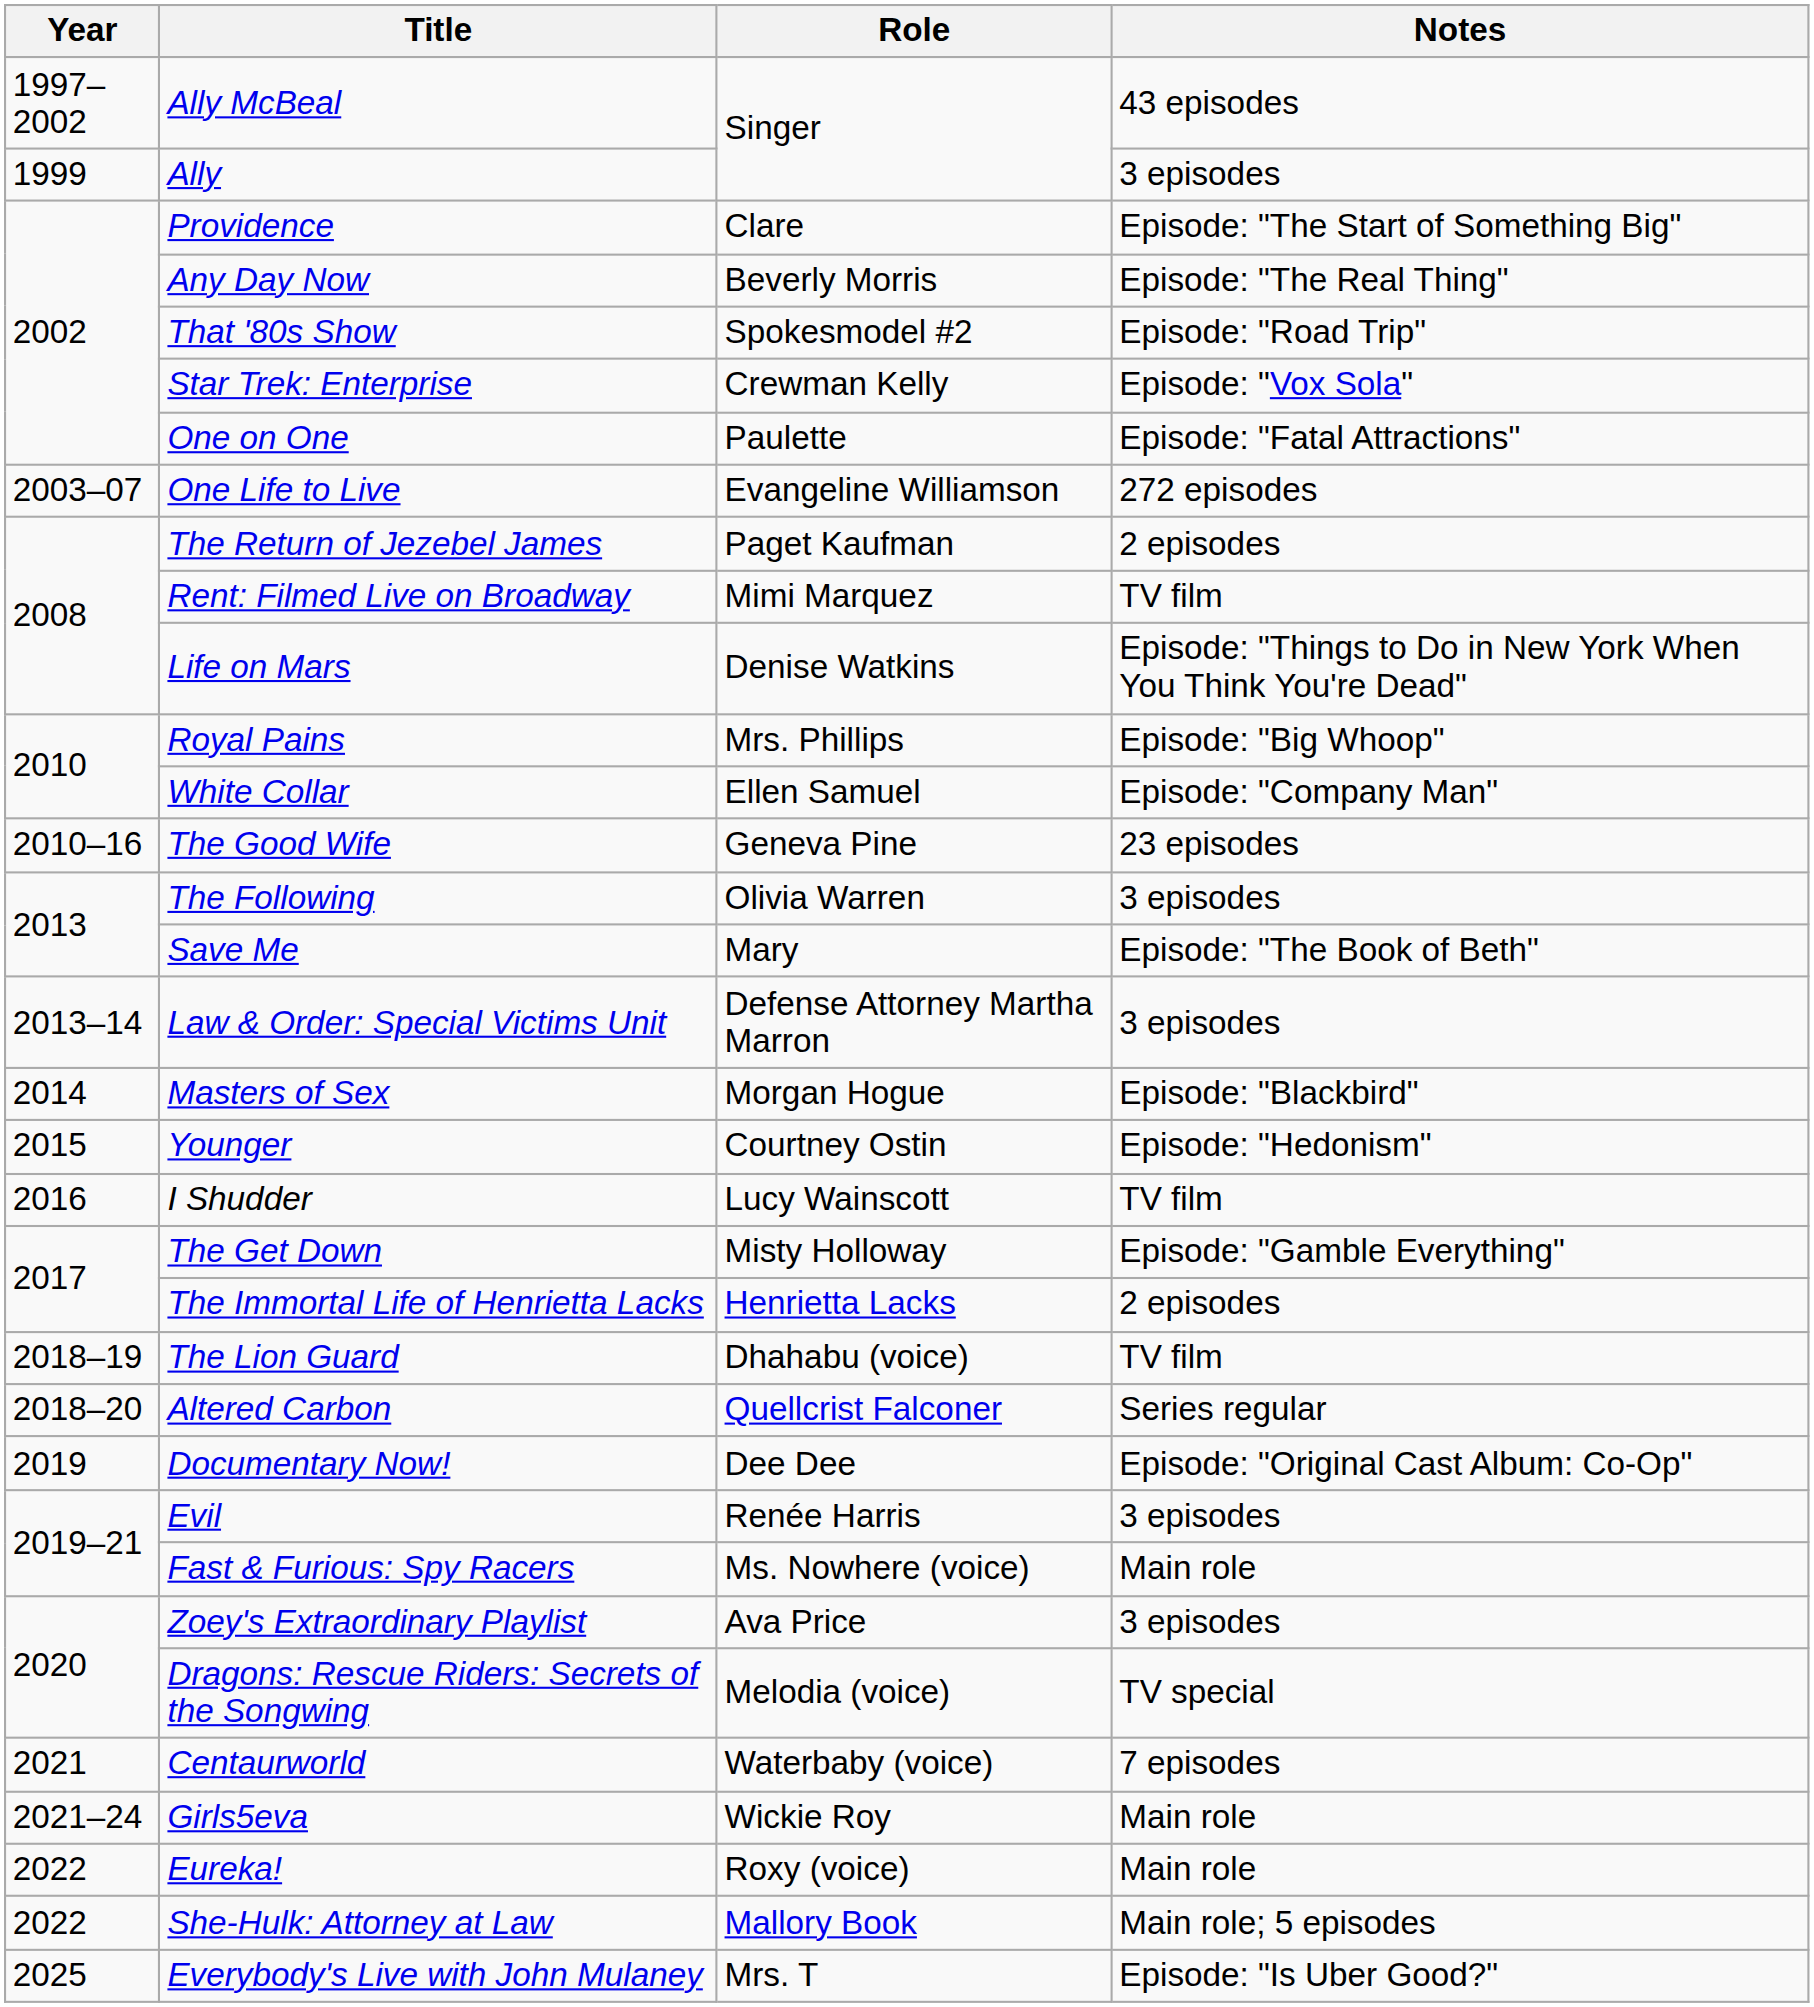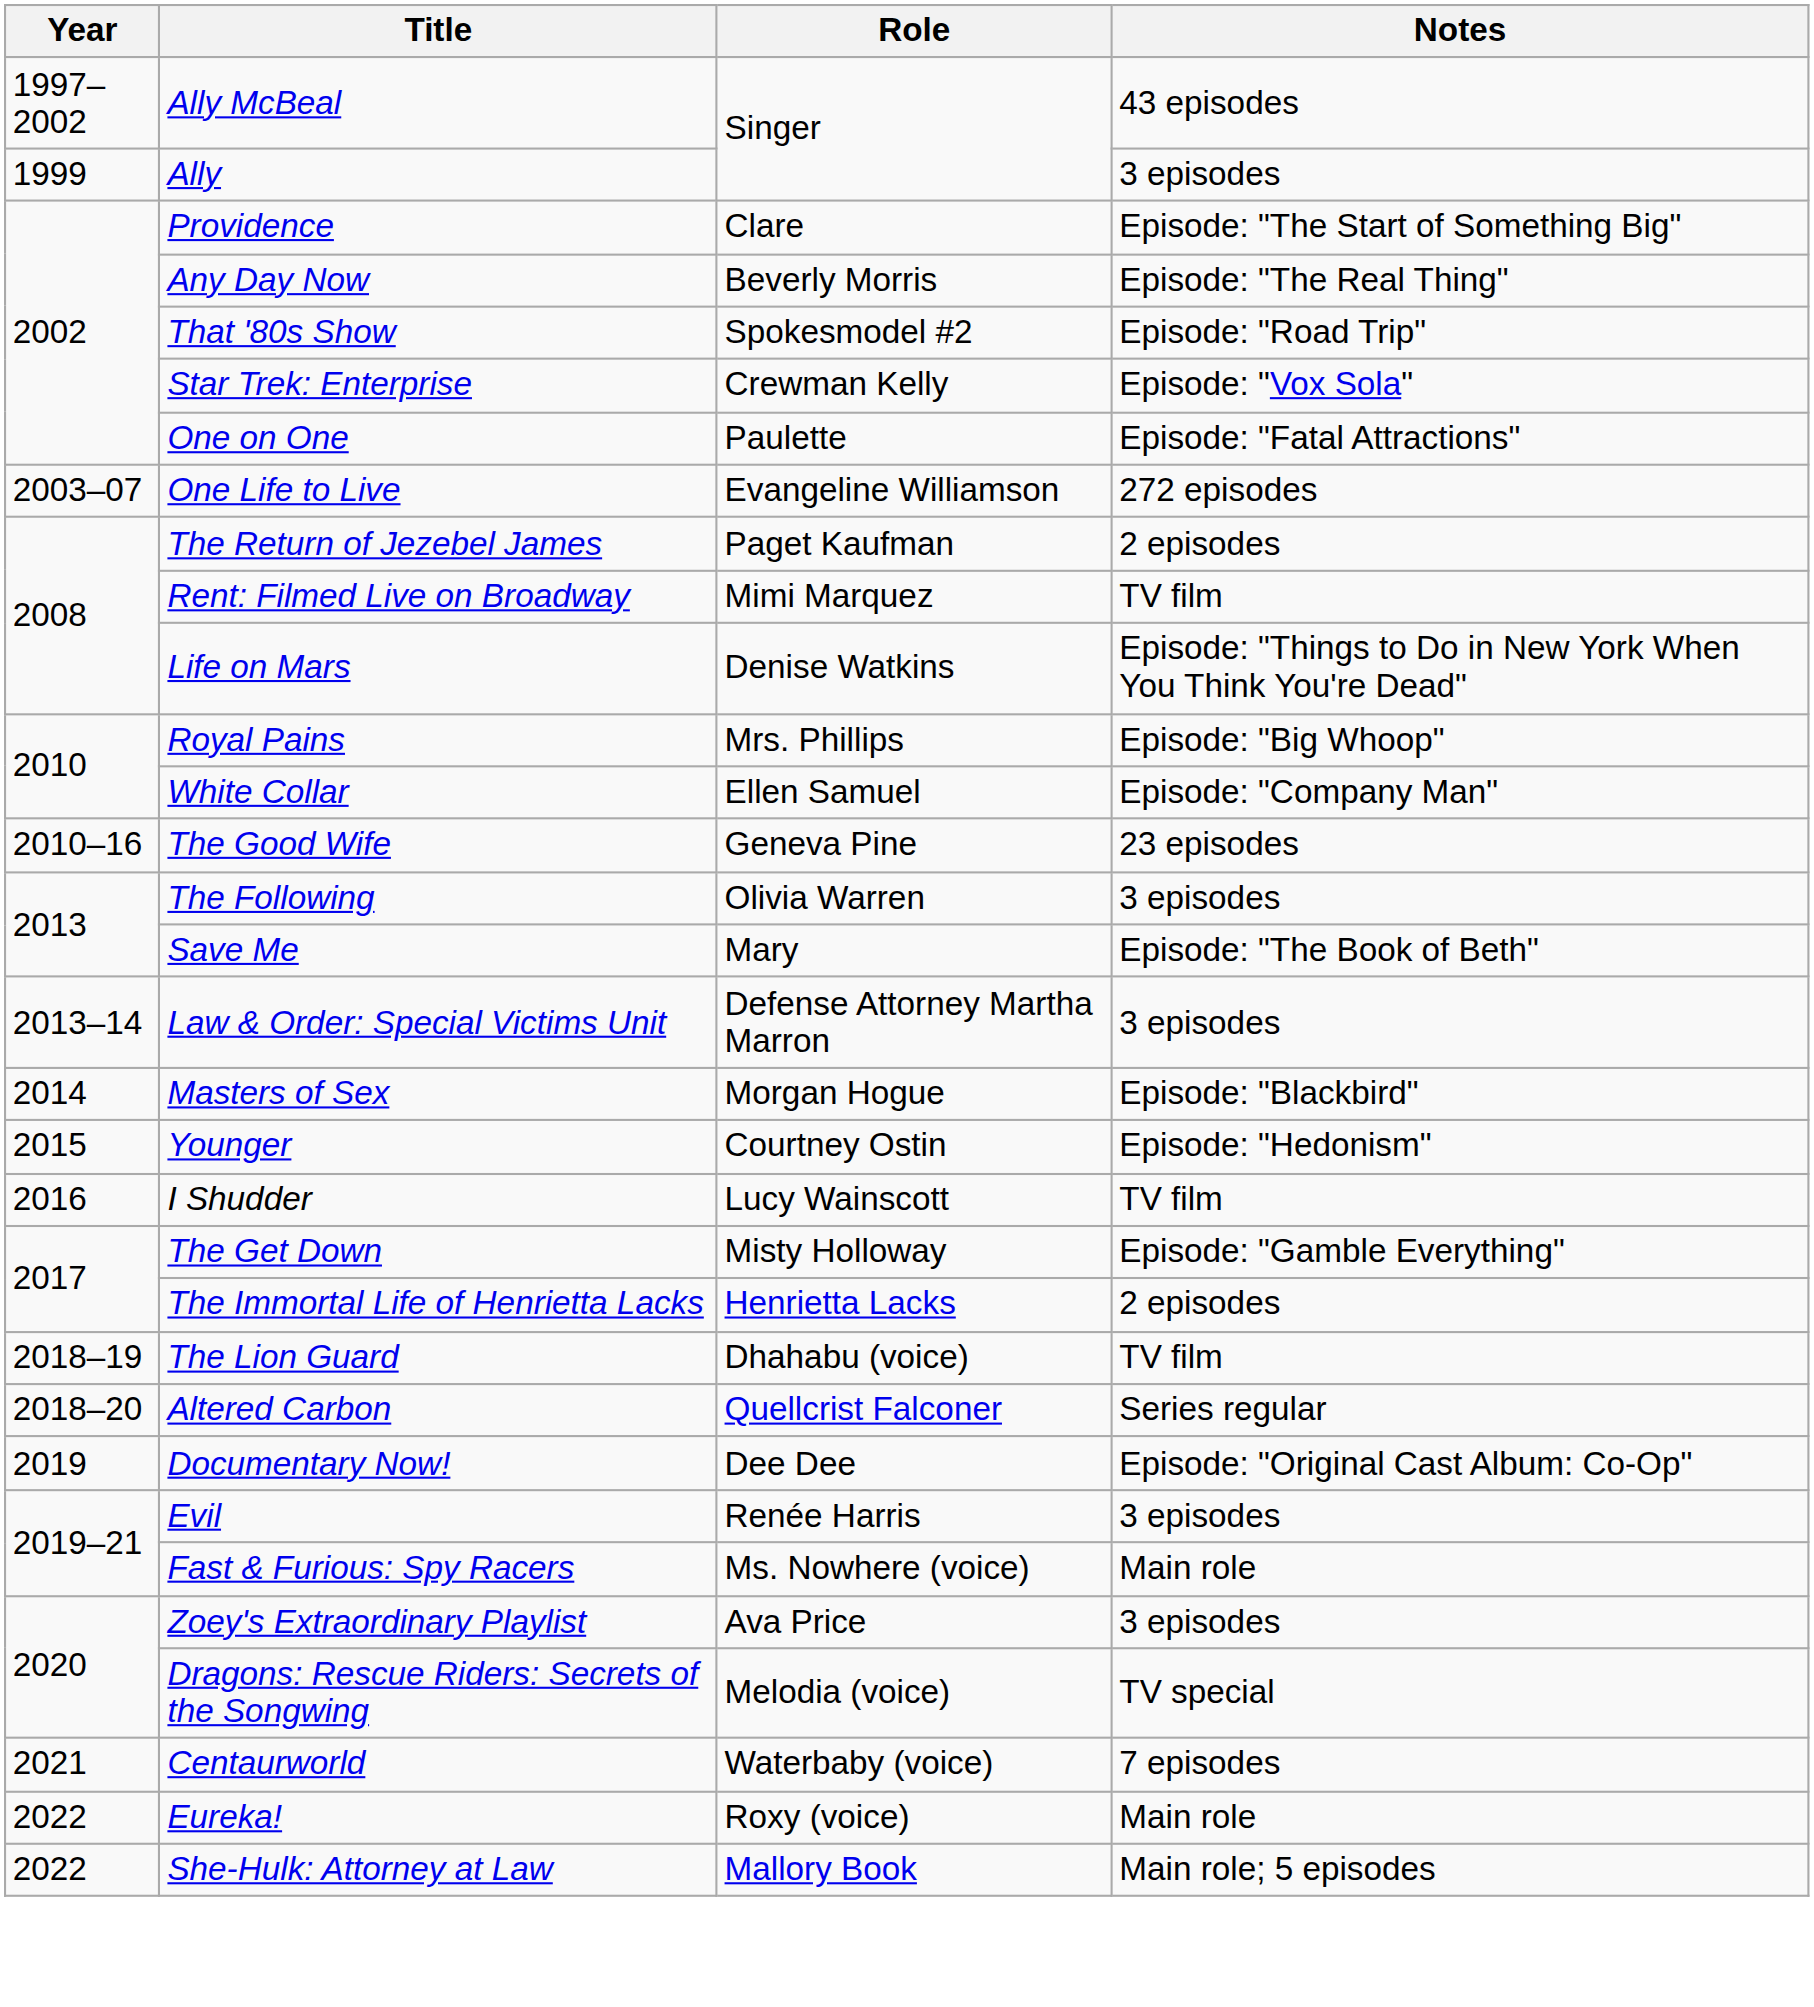- row: (238, 1816)
- row: (435, 1975)
